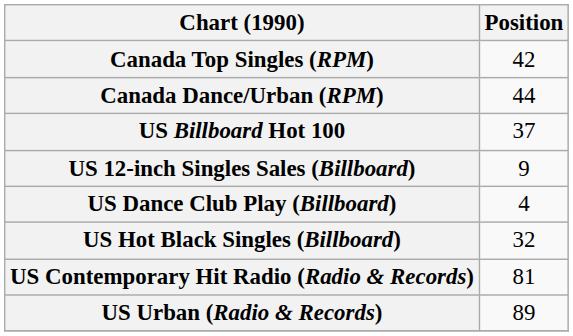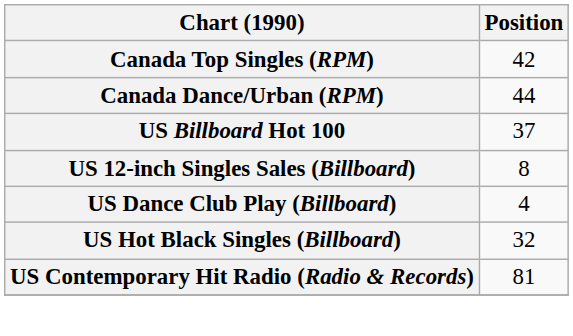(524, 167) 9 -> (524, 167) 8
- row: (242, 312)
